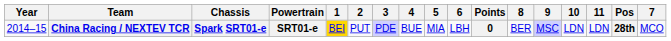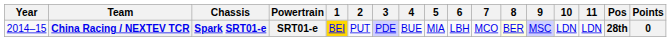columns swapped: (652, 12) <-> (490, 12)
(521, 28) no background -> (513, 28) lightyellow background
